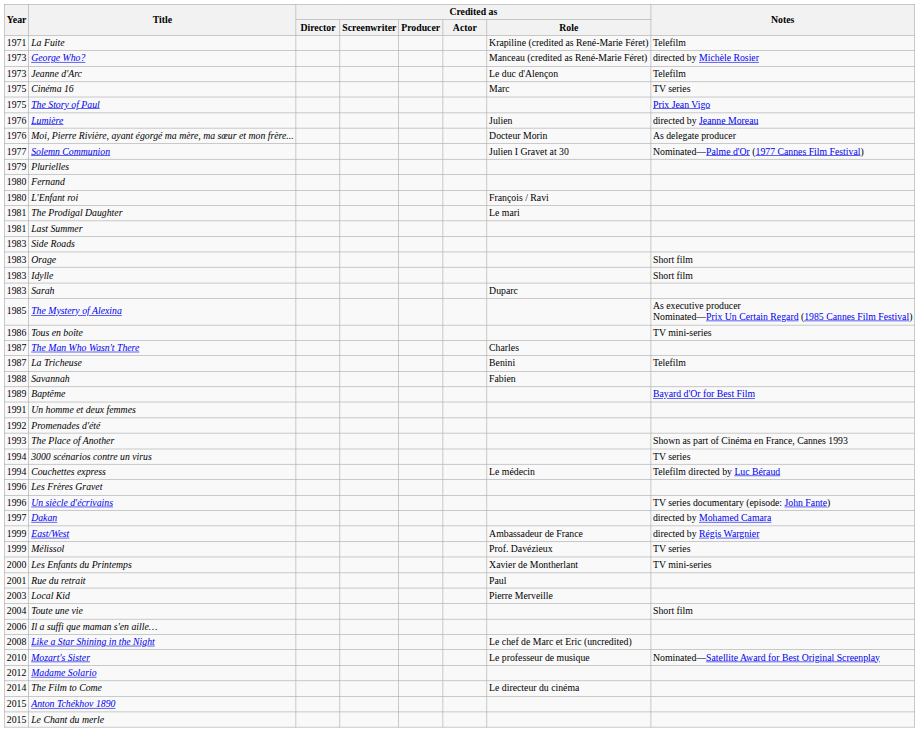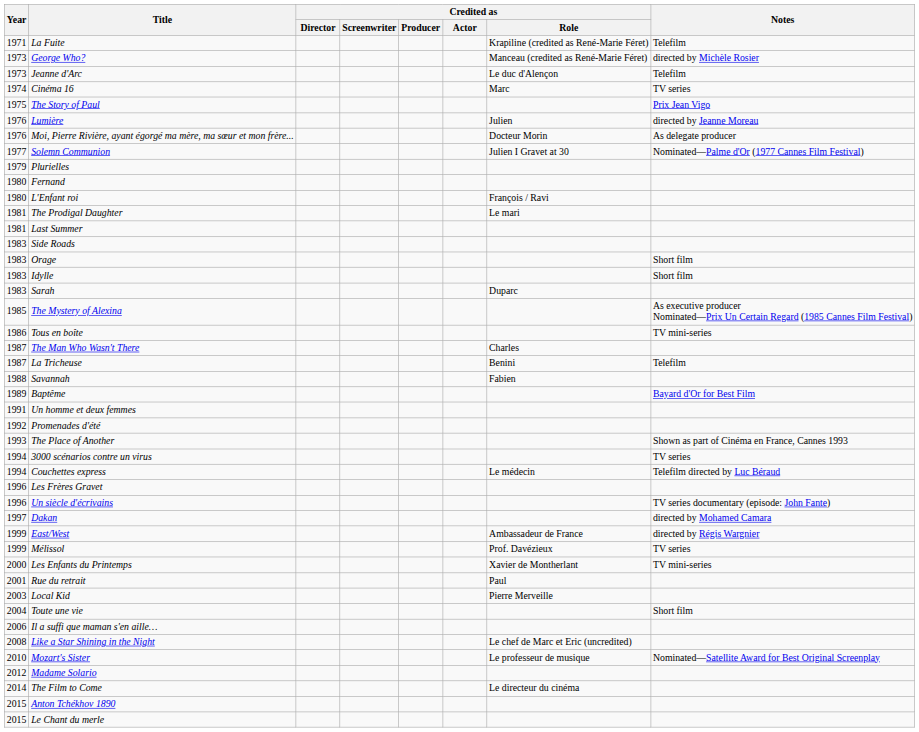(17, 89) 1975 -> (17, 89) 1974
